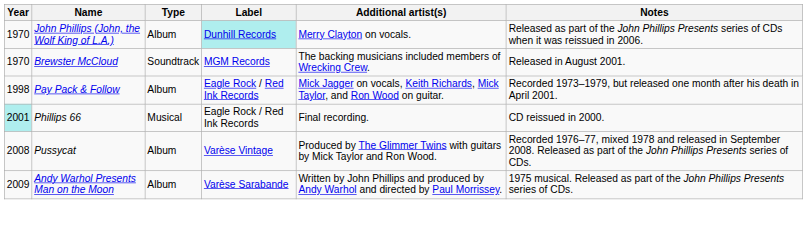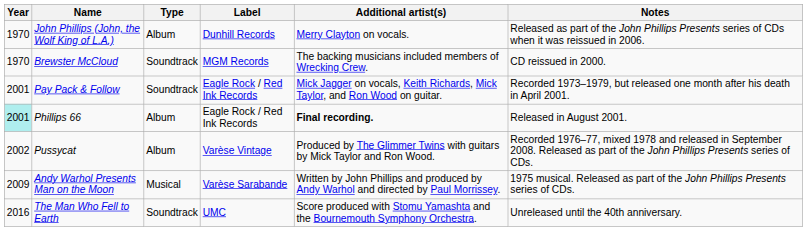(240, 34) paleturquoise background -> (239, 34) no background
(567, 62) Released in August 2001. -> (558, 62) CD reissued in 2000.
(18, 90) 1998 -> (18, 90) 2001
(162, 90) Album -> (172, 90) Soundtrack
(165, 117) Musical -> (161, 117) Album
(334, 117) normal -> (335, 117) bold
(557, 117) CD reissued in 2000. -> (569, 117) Released in August 2001.
(18, 151) 2008 -> (18, 151) 2002
(162, 184) Album -> (164, 184) Musical
+ row: (82, 212)
